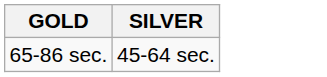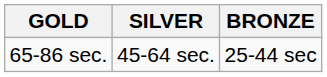+ column: (271, 21)
